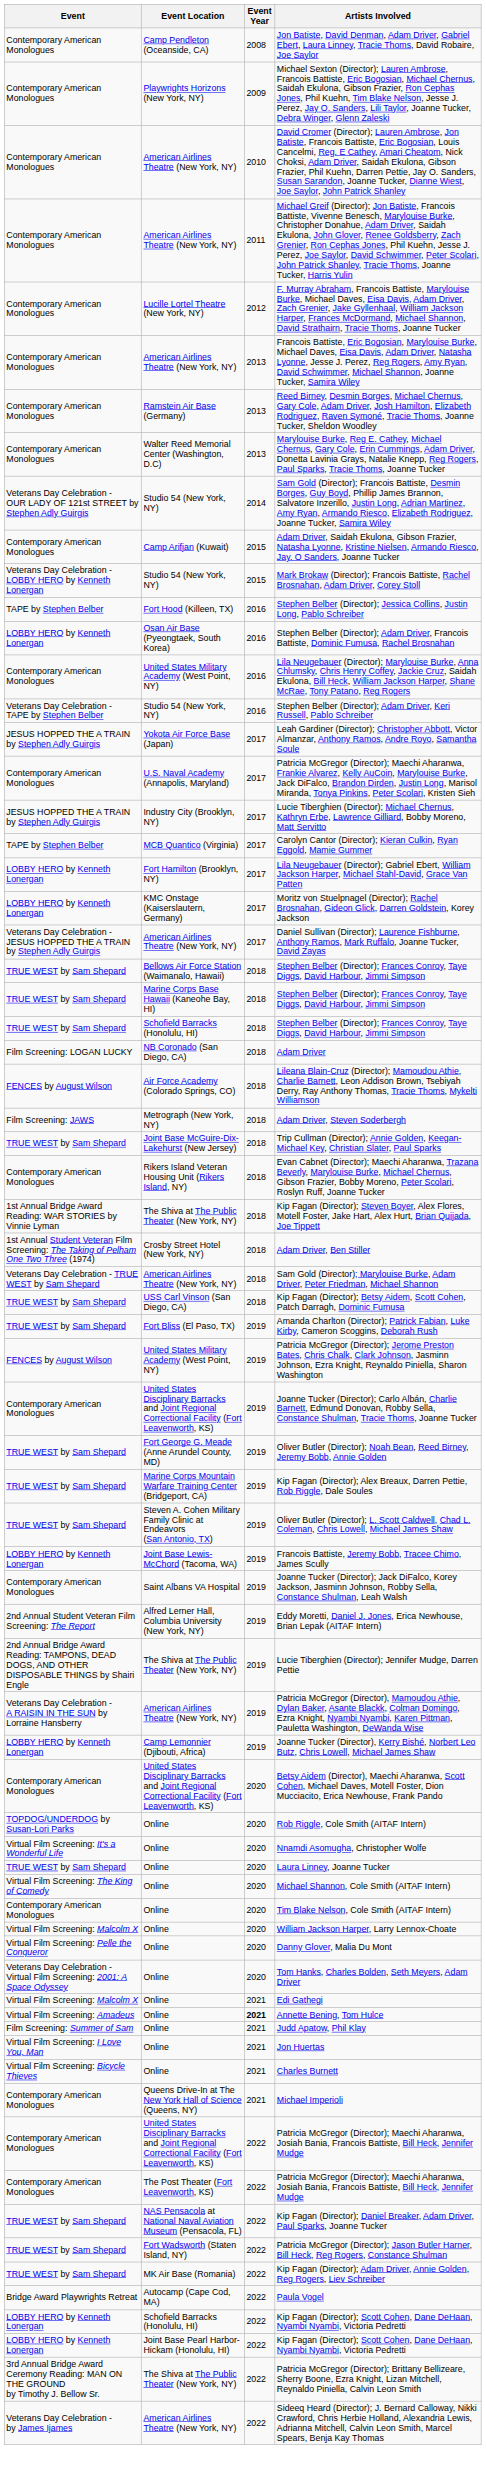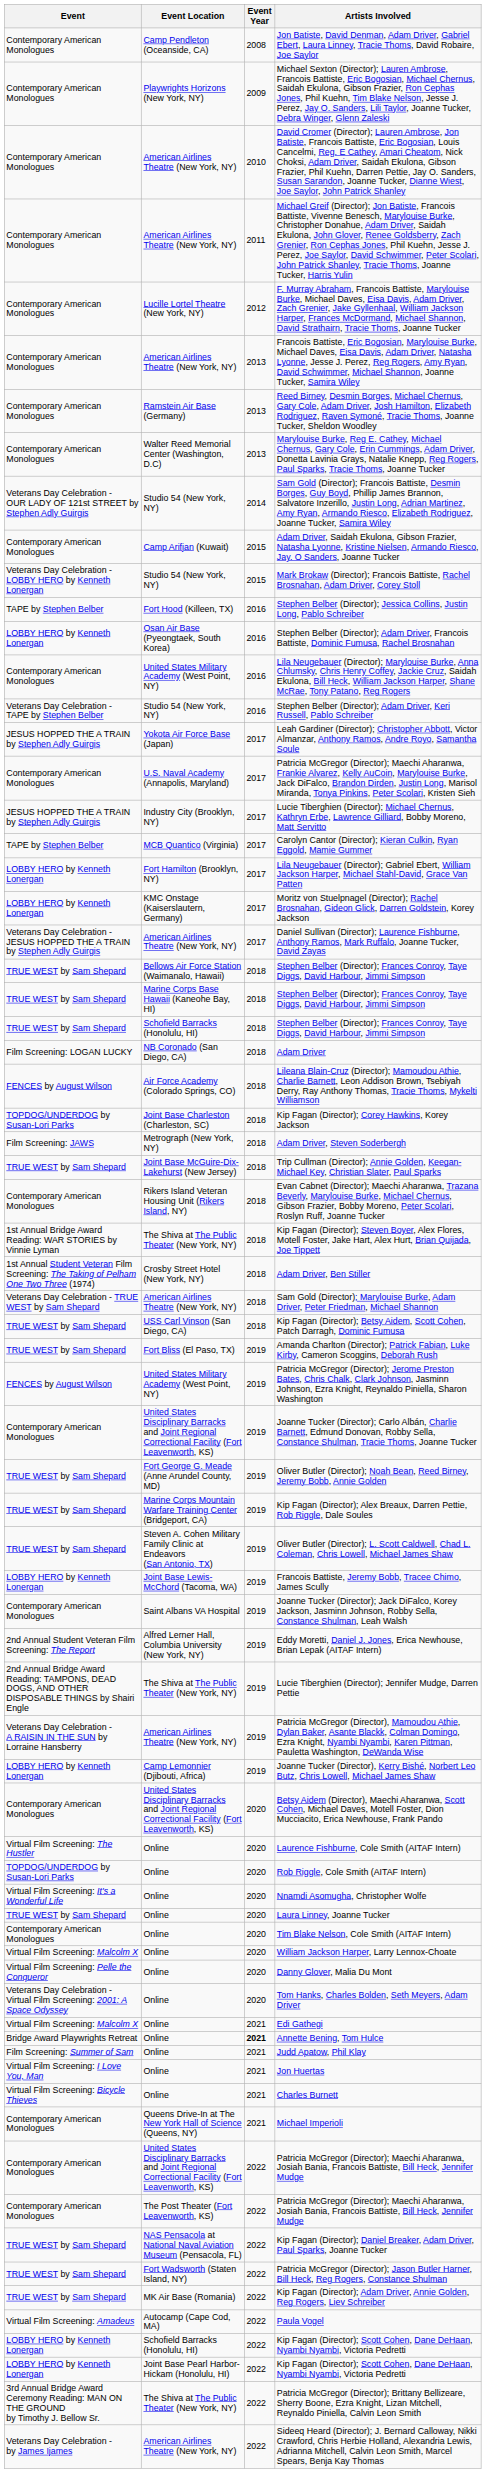+ row: (186, 1120)
+ row: (156, 1848)
- row: (156, 1886)
(70, 2014) Virtual Film Screening: Amadeus -> (72, 2038) Bridge Award Playwrights Retreat
(72, 2297) Bridge Award Playwrights Retreat -> (70, 2321) Virtual Film Screening: Amadeus
